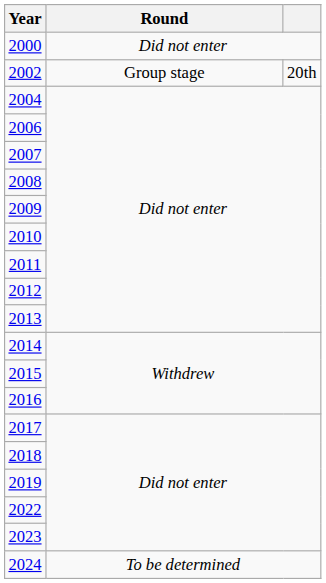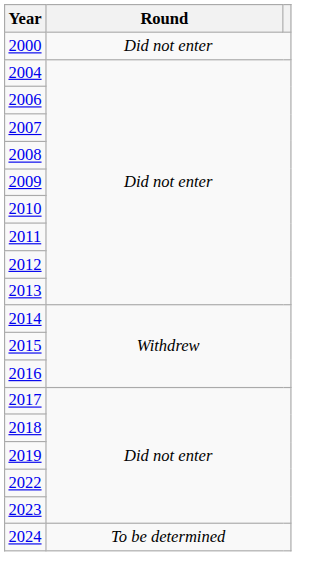- row: (25, 73)
